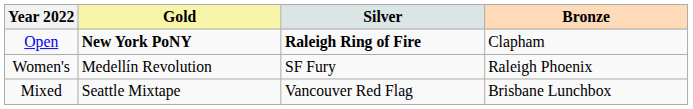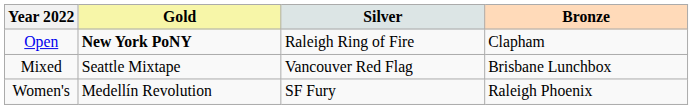(353, 41) bold -> (350, 41) normal
rows swapped: (41, 66) <-> (41, 91)
